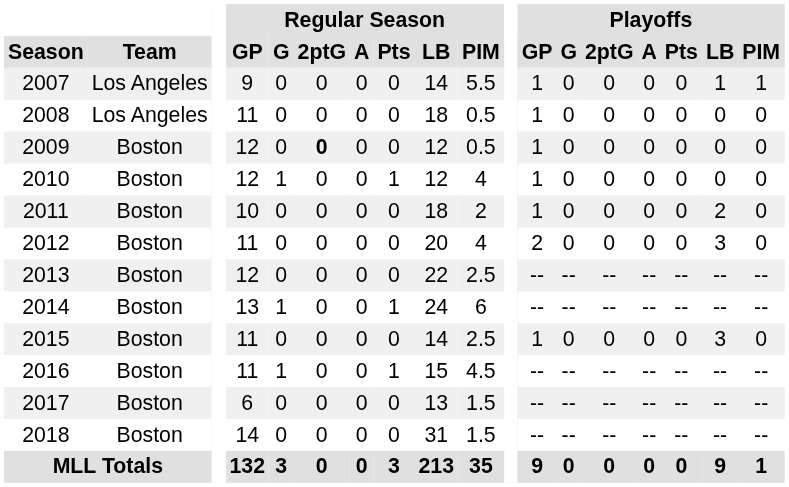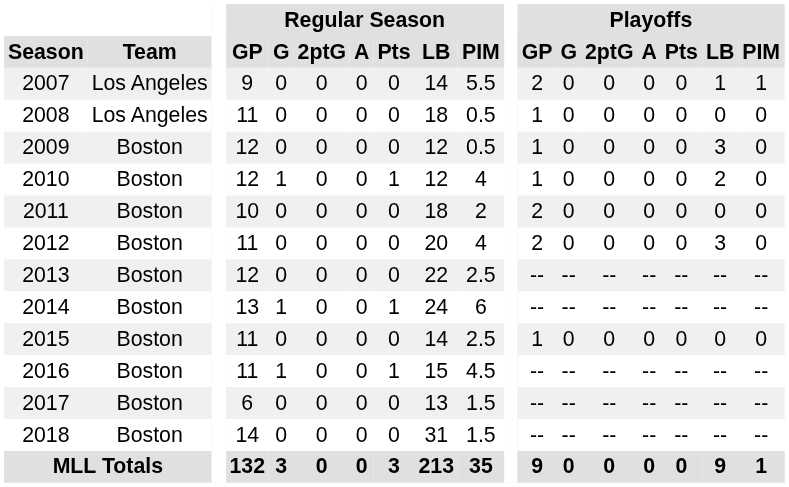(537, 83) 1 -> (537, 83) 2
(322, 147) bold -> (322, 147) normal
(720, 147) 0 -> (720, 147) 3
(720, 179) 0 -> (720, 179) 2
(537, 211) 1 -> (537, 211) 2
(720, 211) 2 -> (720, 211) 0
(720, 338) 3 -> (720, 338) 0
